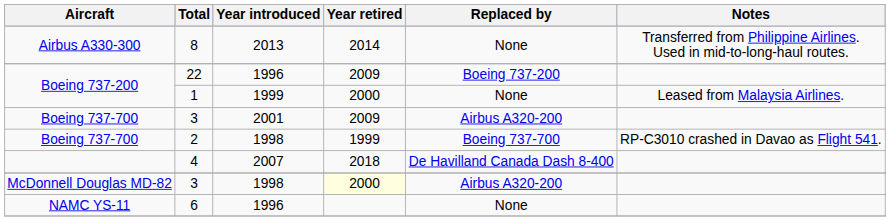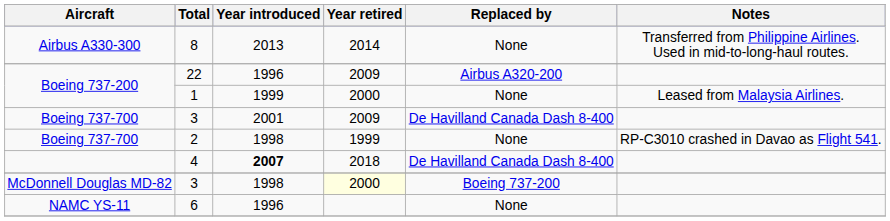(511, 74) Boeing 737-200 -> (511, 74) Airbus A320-200
(511, 118) Airbus A320-200 -> (511, 118) De Havilland Canada Dash 8-400
(511, 140) Boeing 737-700 -> (511, 140) None
(268, 161) normal -> (268, 161) bold
(511, 183) Airbus A320-200 -> (511, 183) Boeing 737-200
